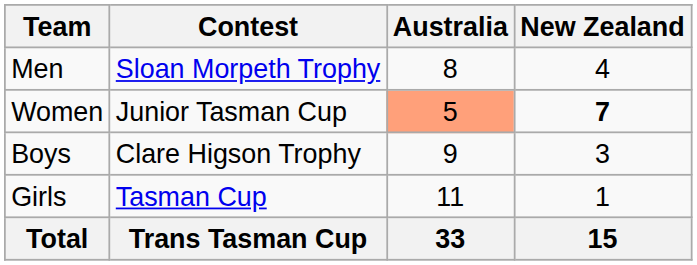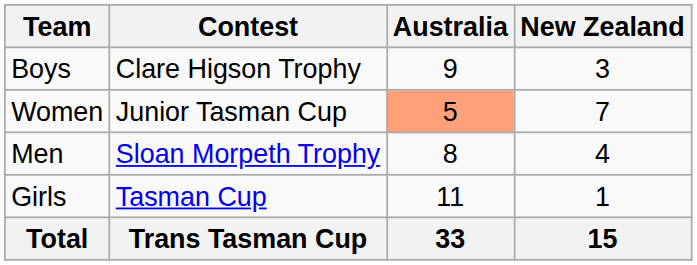rows swapped: (37, 69) <-> (41, 154)
(602, 112) bold -> (602, 112) normal
